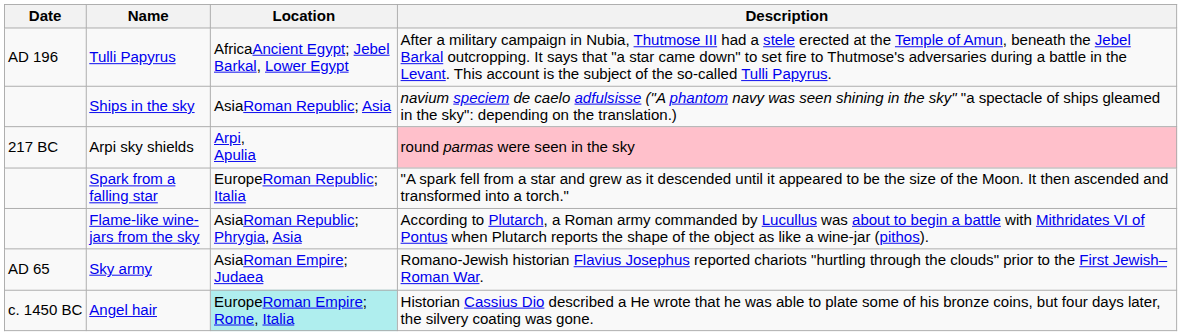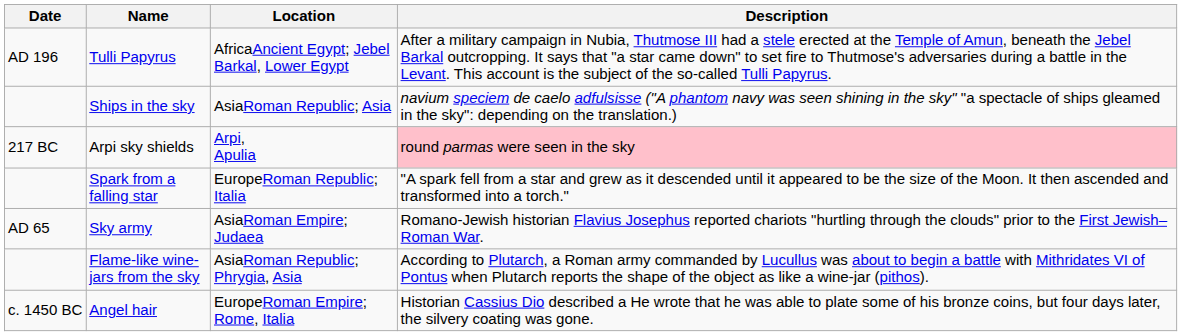rows swapped: (144, 228) <-> (121, 269)
(290, 310) paleturquoise background -> (290, 310) no background
